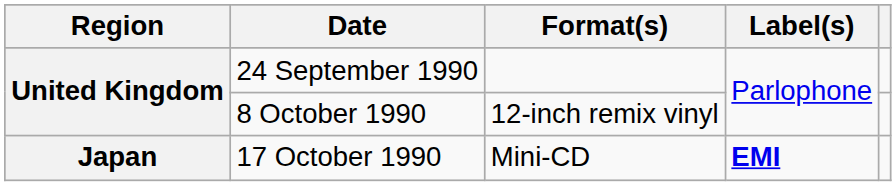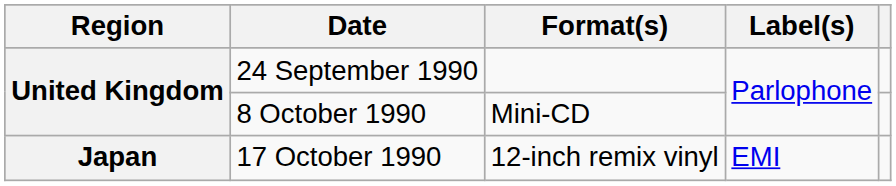(605, 113) 12-inch remix vinyl -> (541, 113) Mini-CD
(541, 157) Mini-CD -> (605, 157) 12-inch remix vinyl
(756, 157) bold -> (756, 157) normal
